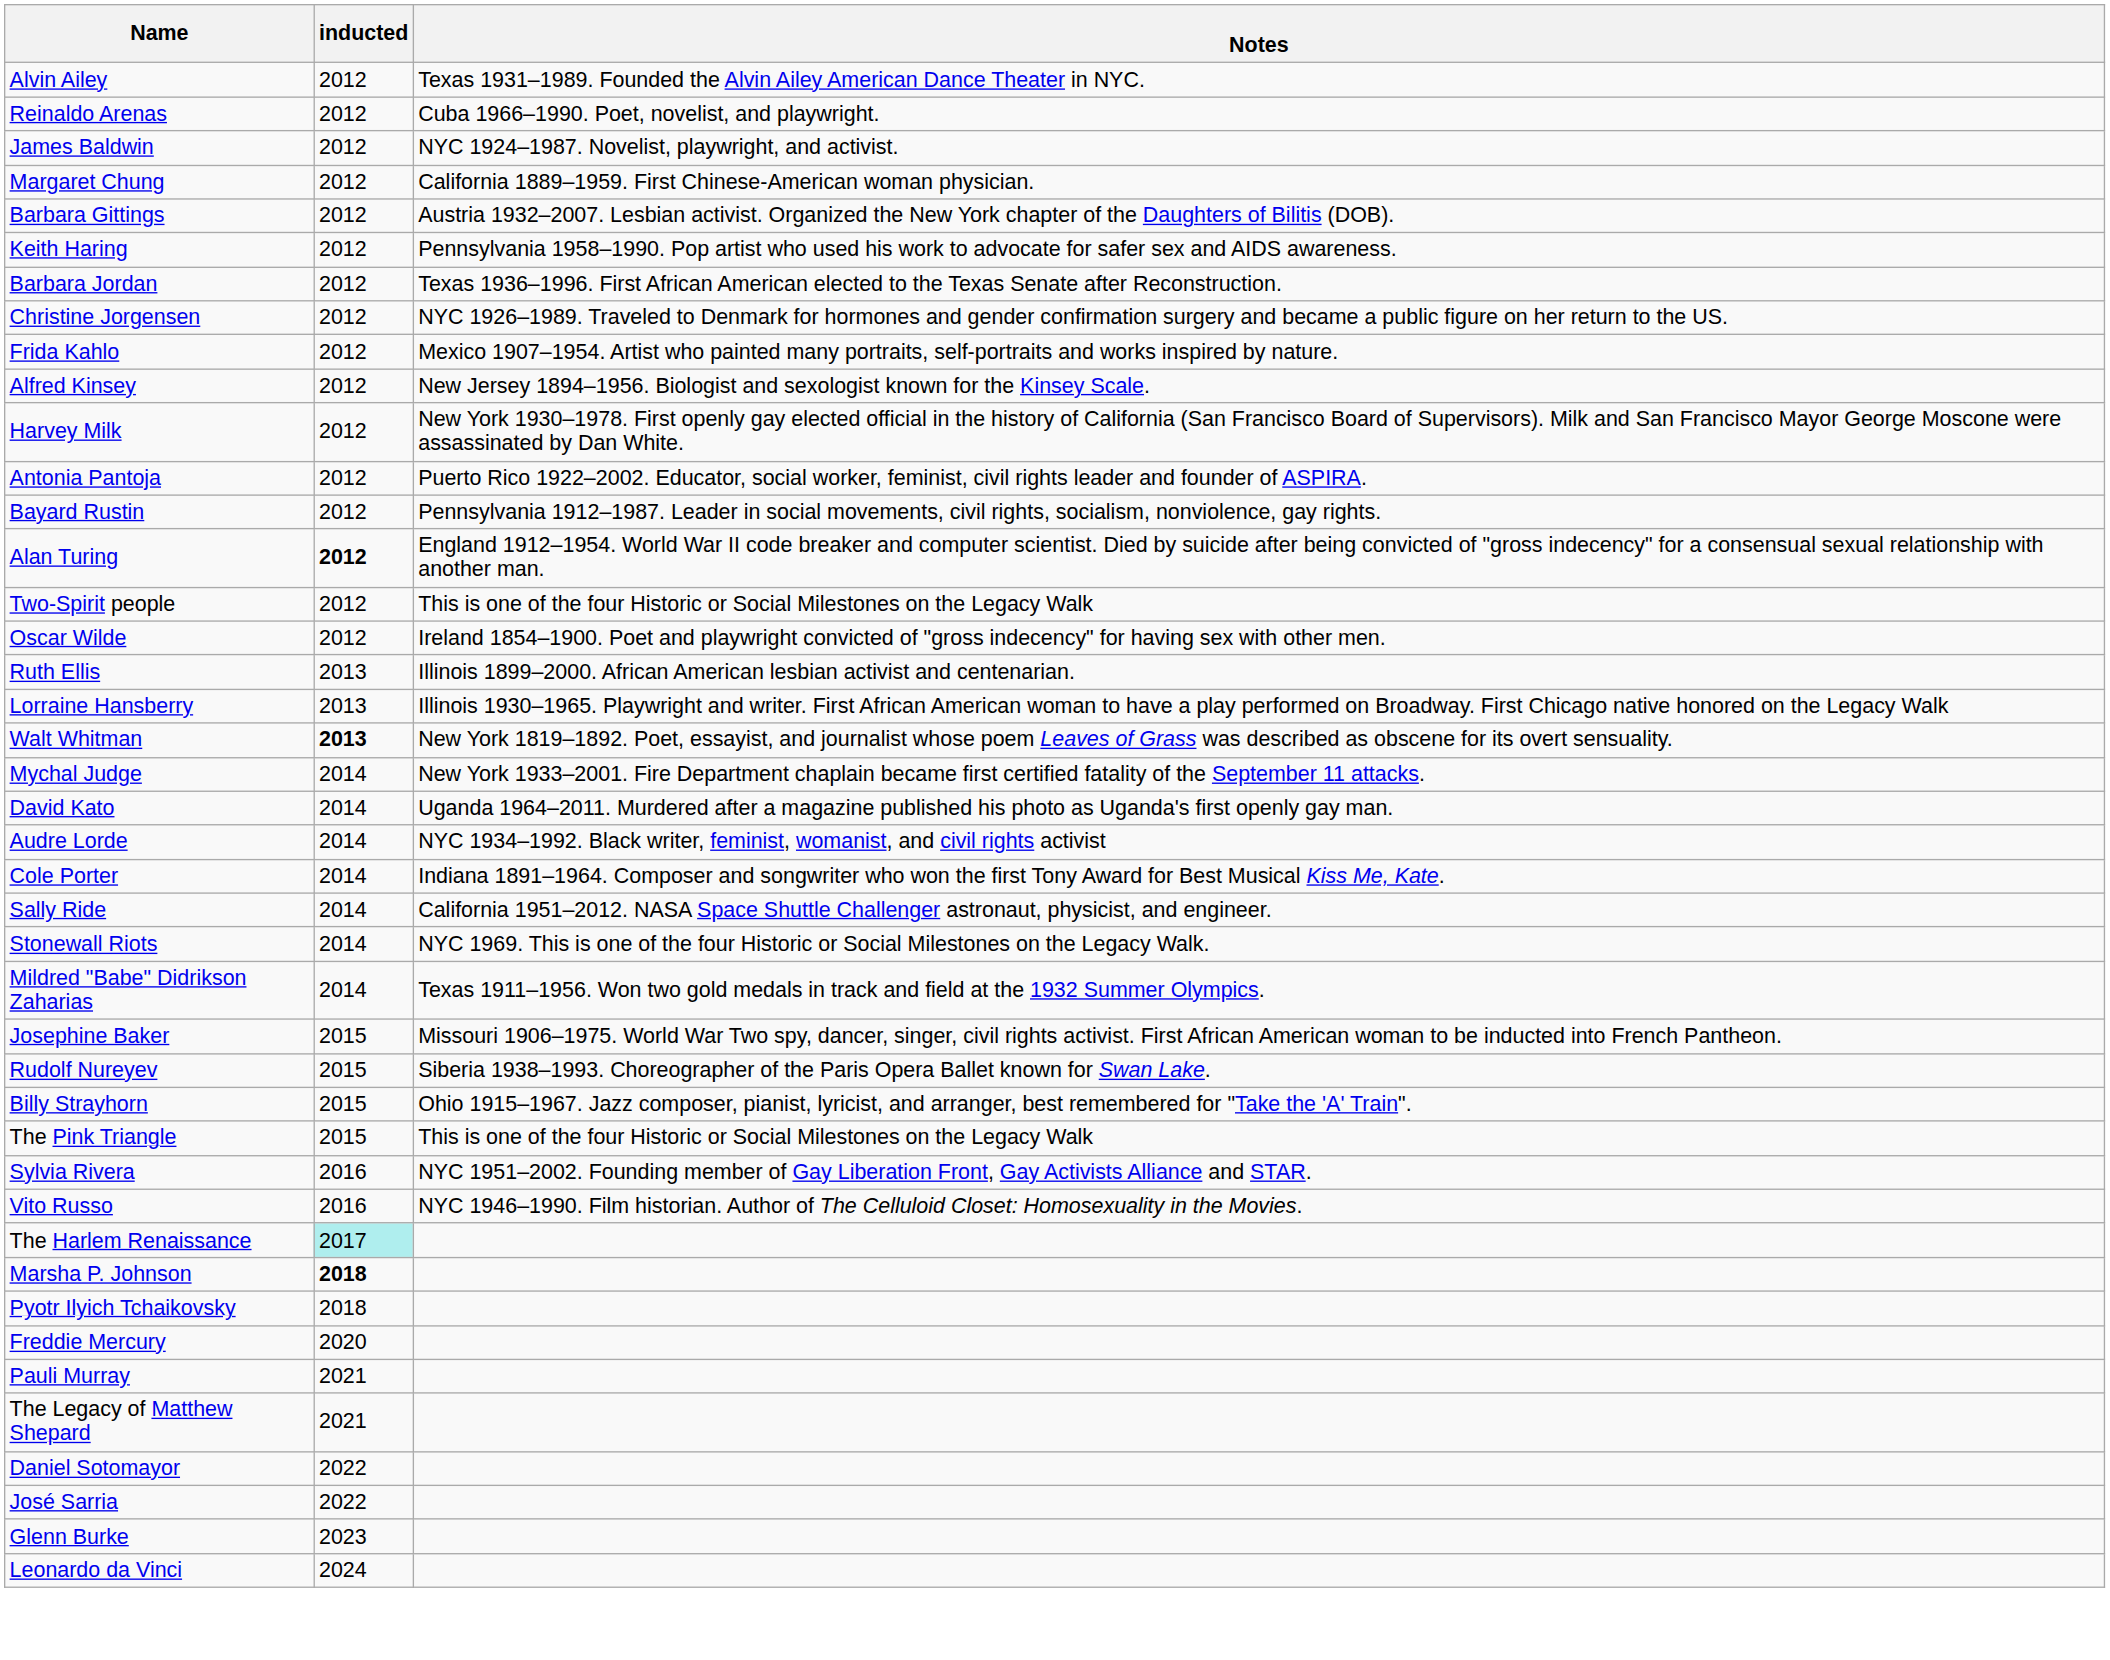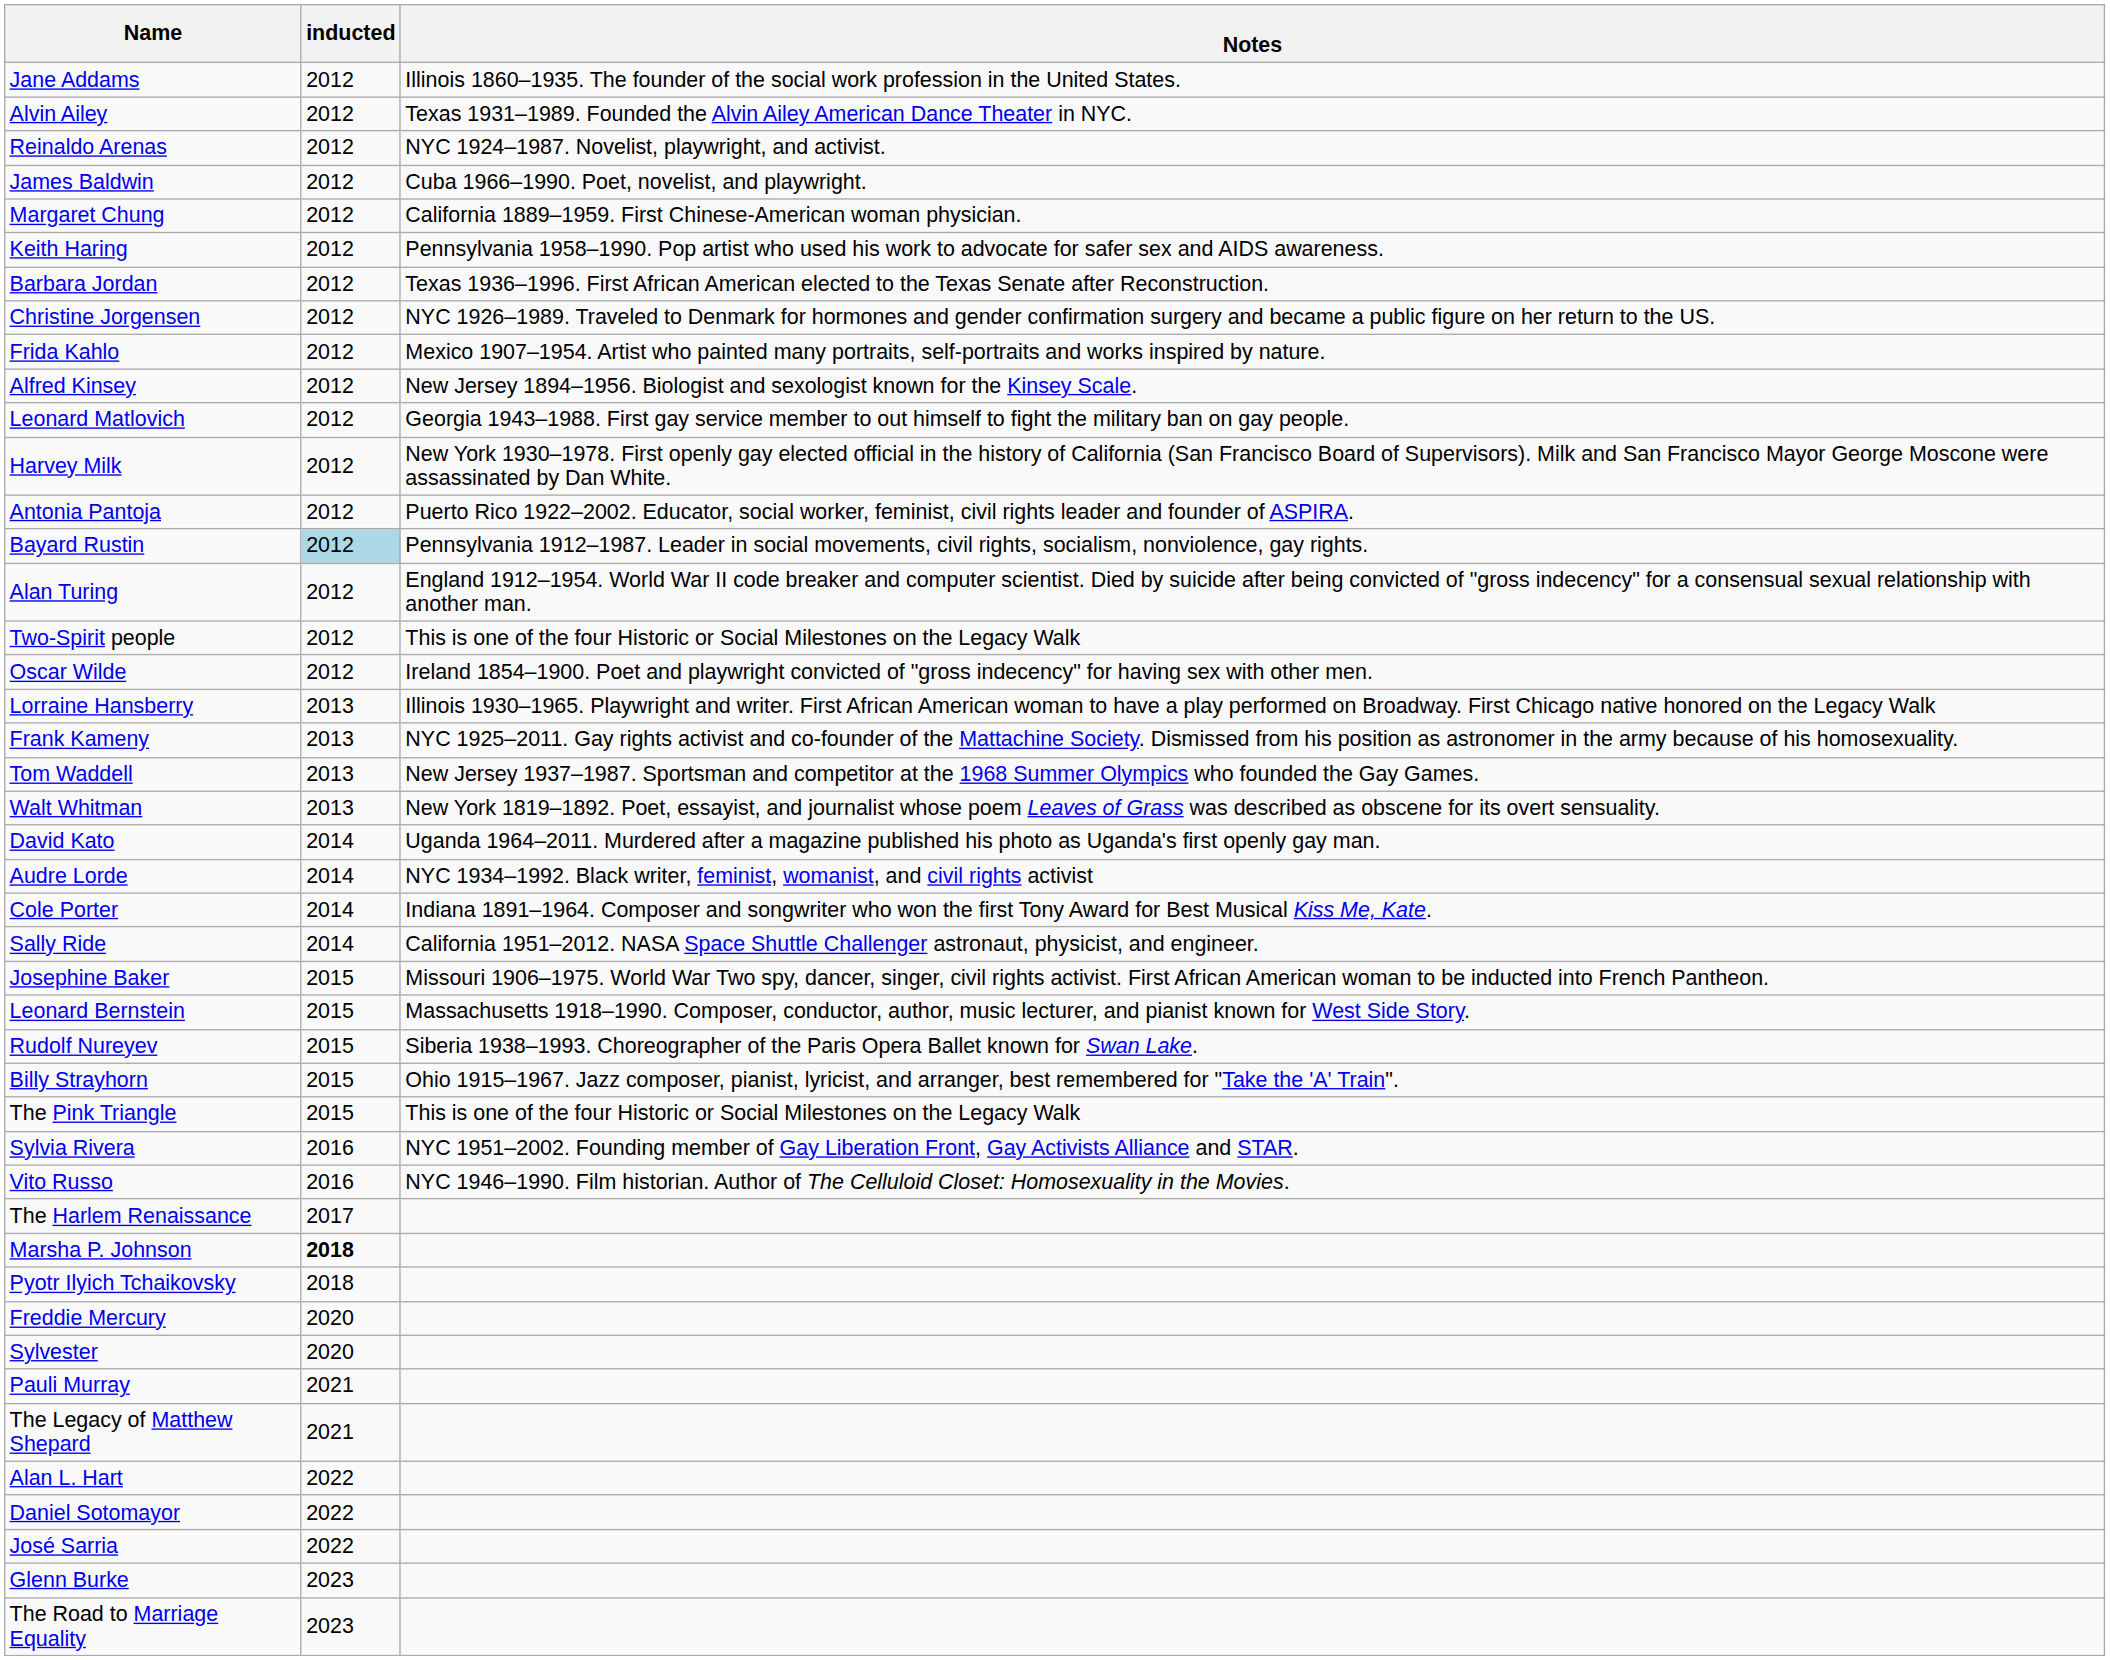+ row: (75, 79)
(649, 113) Cuba 1966–1990. Poet, novelist, and playwright. -> (646, 147) NYC 1924–1987. Novelist, playwright, and activist.
(658, 147) NYC 1924–1987. Novelist, playwright, and activist. -> (636, 181) Cuba 1966–1990. Poet, novelist, and playwright.
- row: (87, 215)
+ row: (97, 419)
(343, 511) no background -> (330, 545) lightblue background
(343, 557) bold -> (330, 591) normal
- row: (55, 671)
+ row: (79, 739)
+ row: (71, 773)
(343, 739) bold -> (330, 807) normal
- row: (76, 773)
- row: (83, 943)
- row: (128, 989)
+ row: (97, 1011)
(343, 1240) paleturquoise background -> (330, 1215) no background
+ row: (54, 1351)
+ row: (66, 1478)
+ row: (114, 1626)
- row: (96, 1570)
